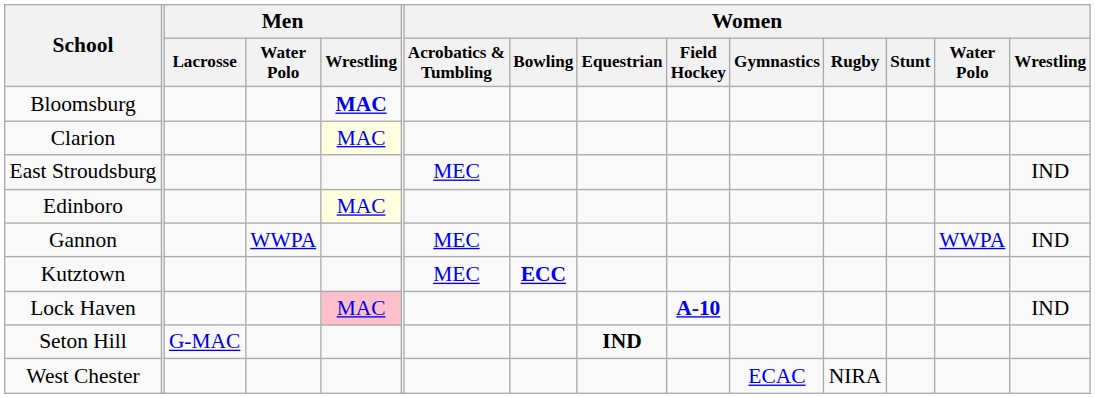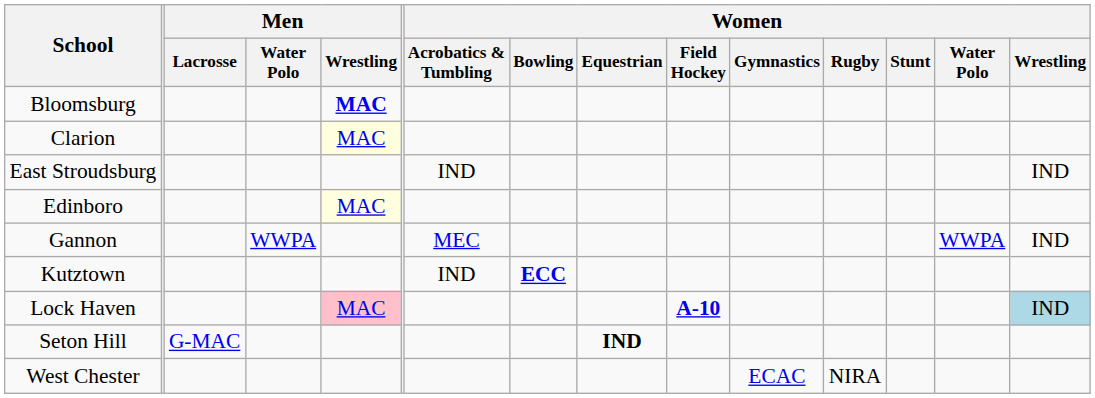(456, 171) MEC -> (456, 171) IND
(456, 273) MEC -> (456, 273) IND
(1050, 307) no background -> (1050, 307) lightblue background
